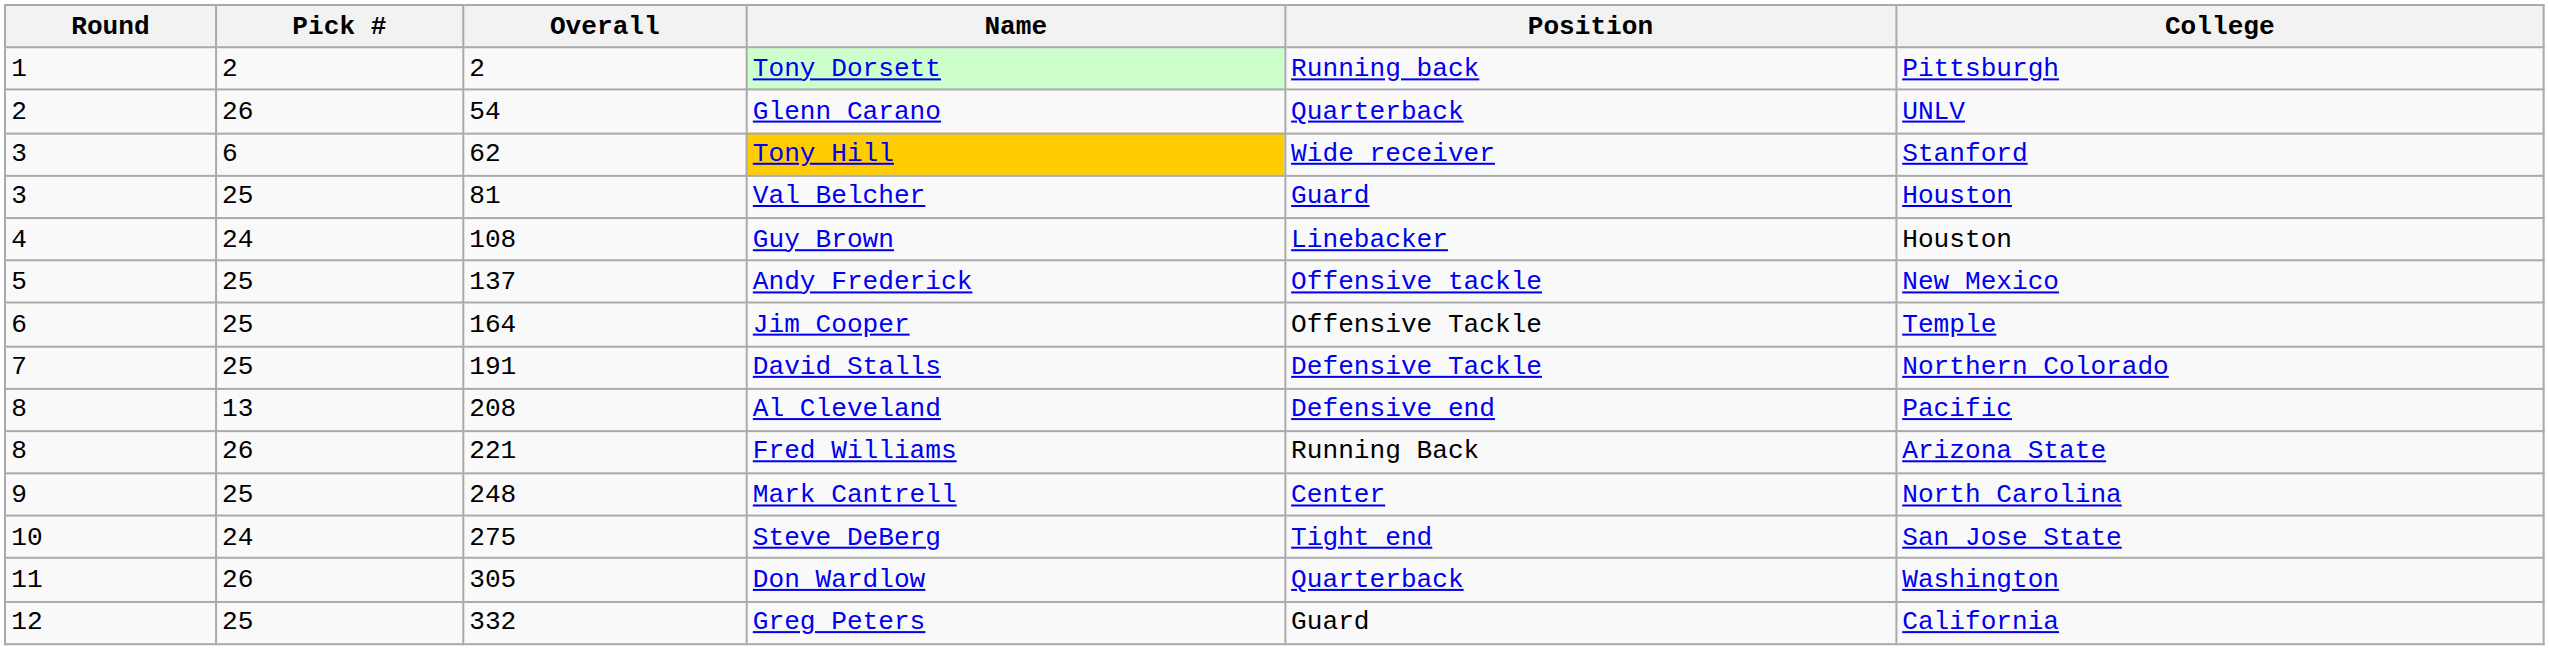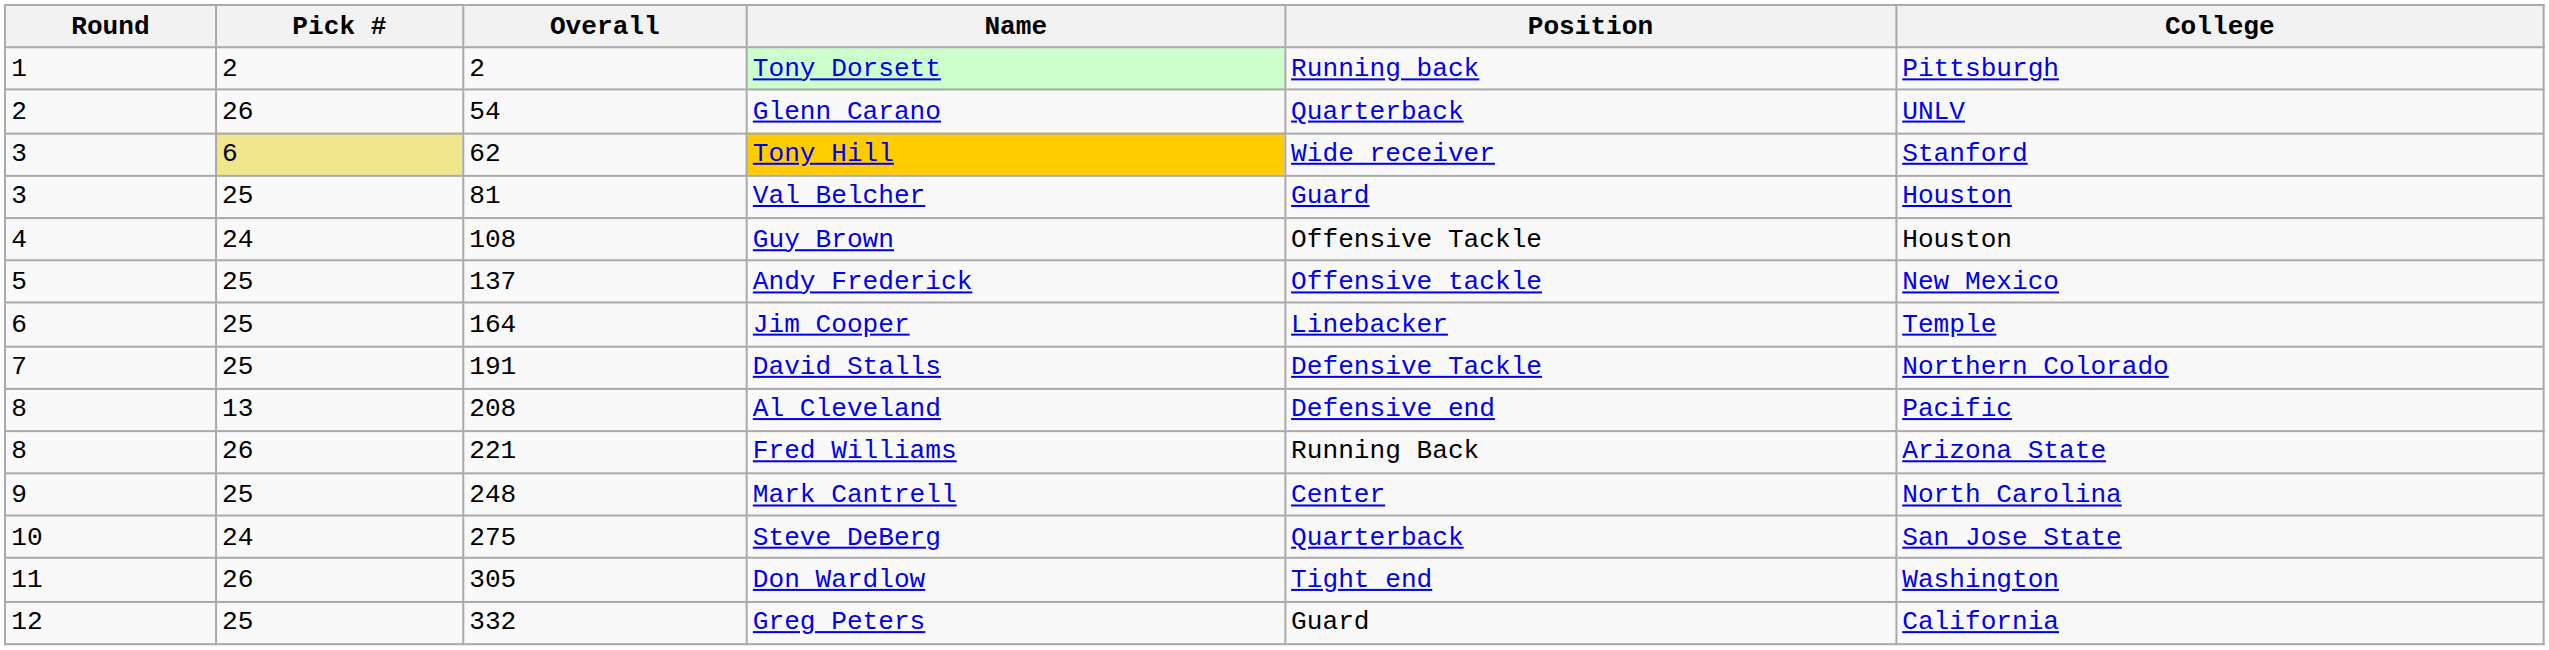(230, 154) no background -> (230, 154) khaki background
(1370, 239) Linebacker -> (1417, 239) Offensive Tackle
(1417, 324) Offensive Tackle -> (1370, 324) Linebacker
(1362, 537) Tight end -> (1377, 537) Quarterback
(1377, 580) Quarterback -> (1362, 580) Tight end
